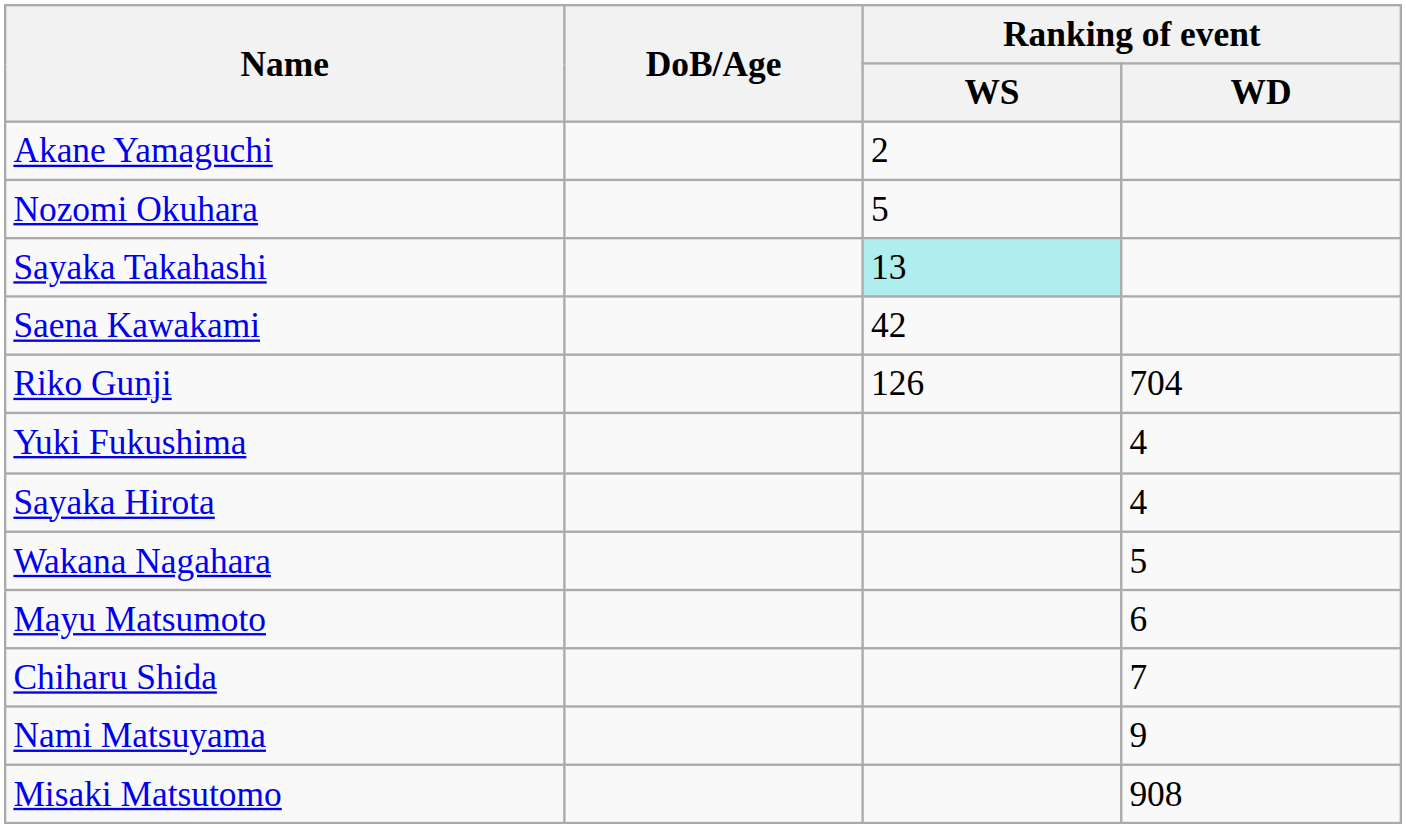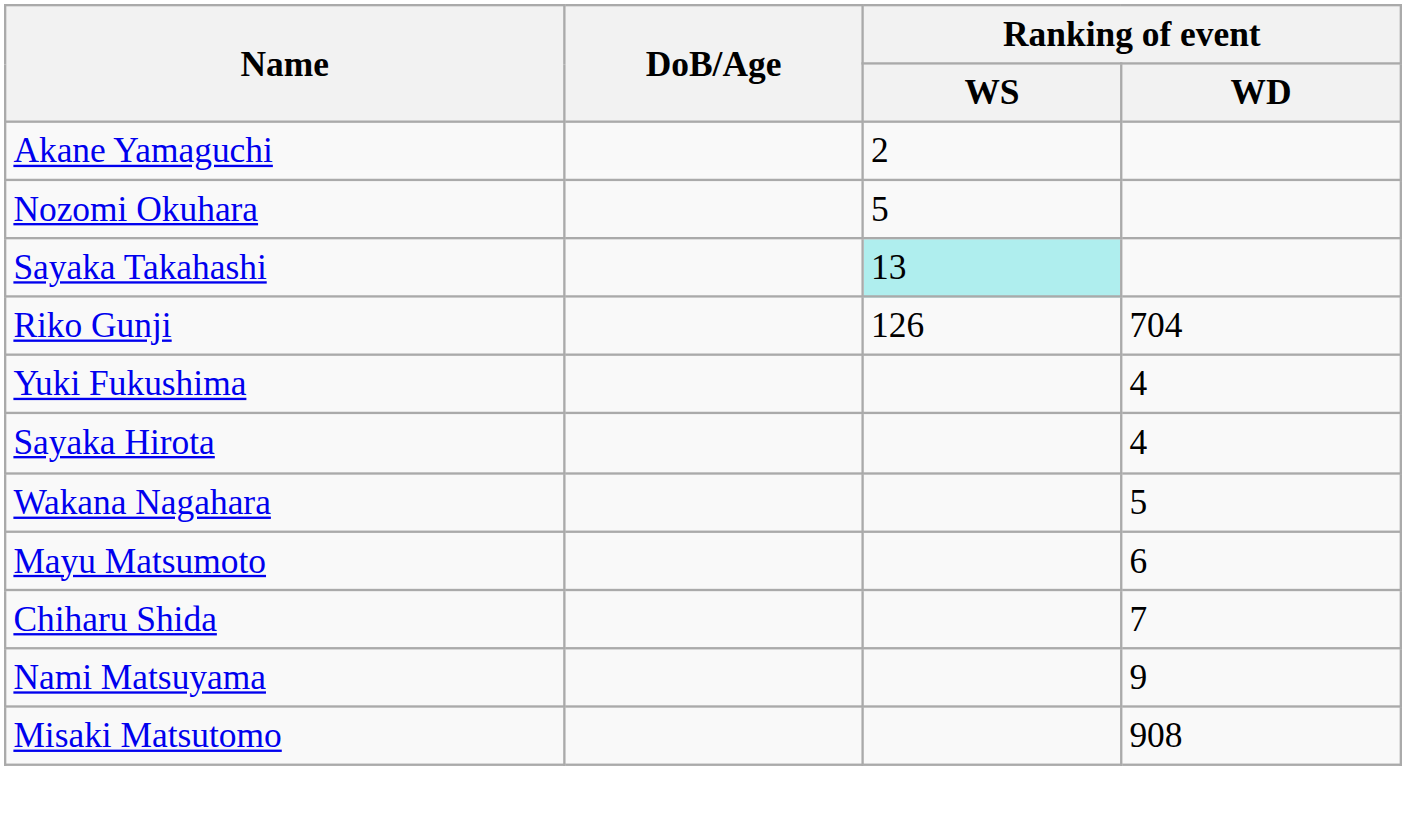- row: (137, 325)
